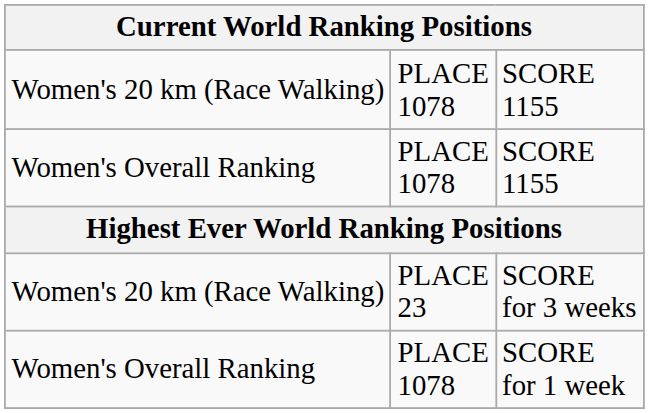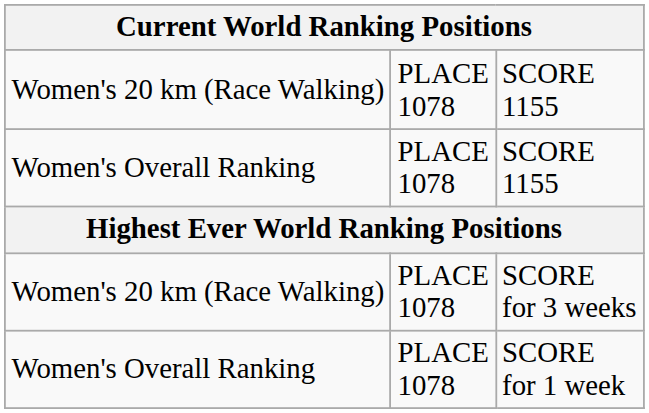(443, 291) PLACE 23 -> (443, 291) PLACE 1078
